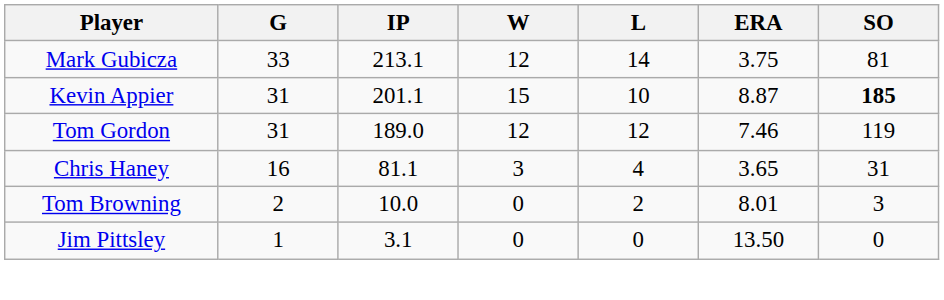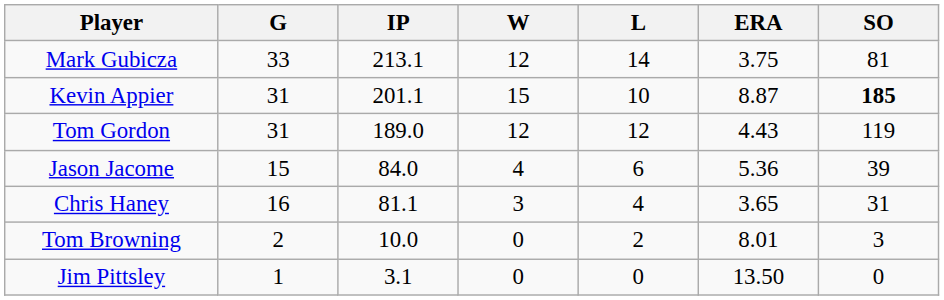(758, 131) 7.46 -> (758, 131) 4.43
+ row: (111, 167)
